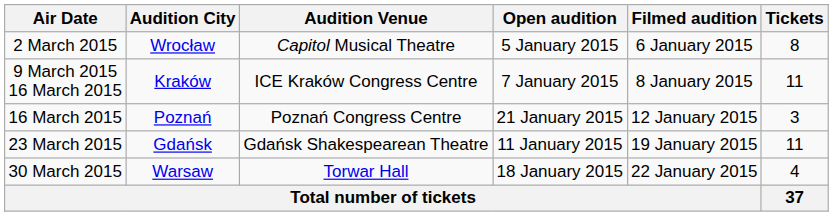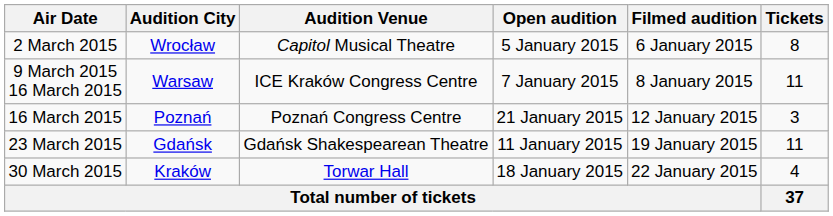(183, 82) Kraków -> (183, 82) Warsaw
(183, 172) Warsaw -> (183, 172) Kraków
